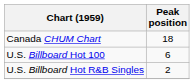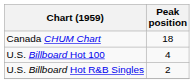(168, 54) 6 -> (168, 54) 4
